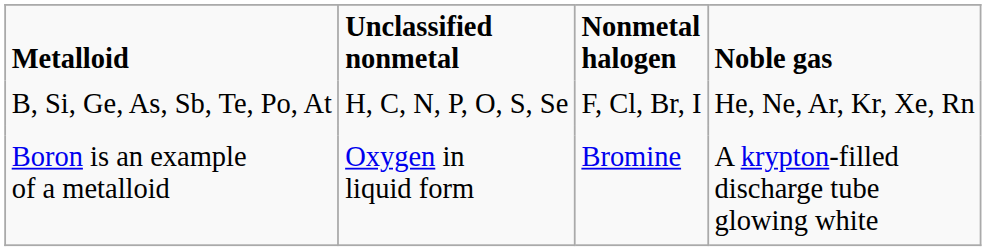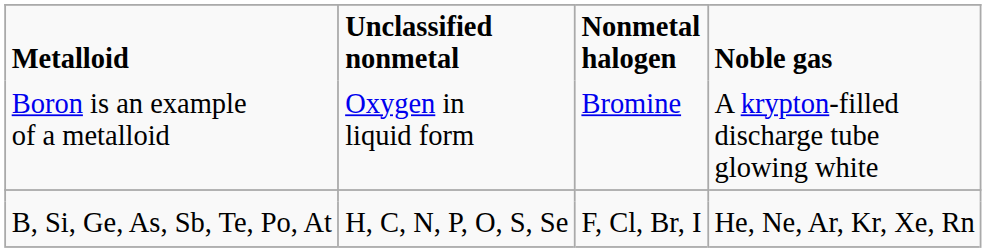rows swapped: (172, 102) <-> (129, 173)
